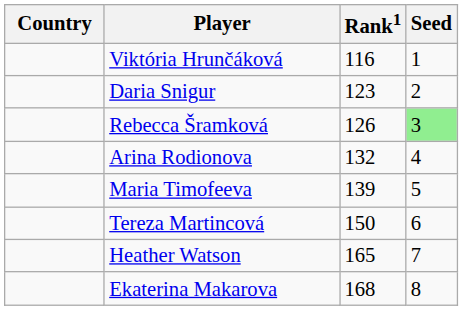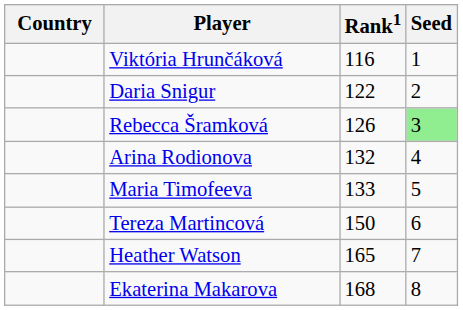(360, 91) 123 -> (360, 91) 122
(360, 190) 139 -> (360, 190) 133
